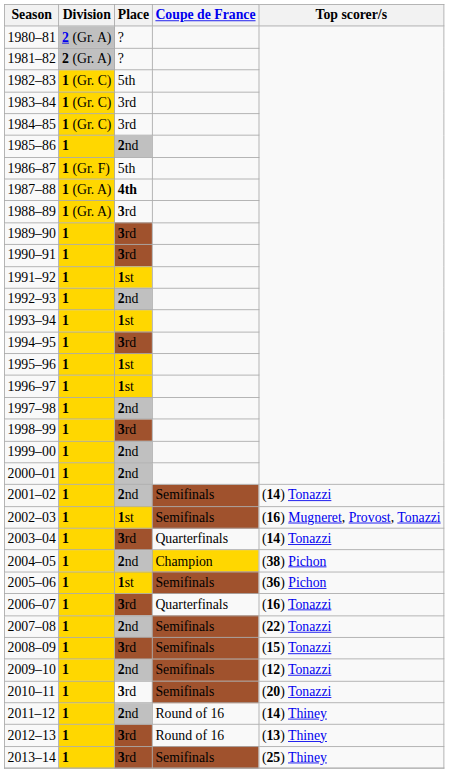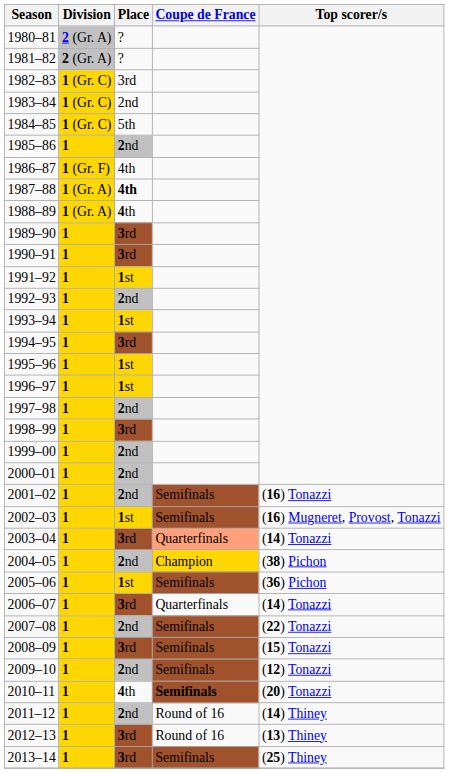(127, 80) 5th -> (127, 80) 3rd
(127, 102) 3rd -> (128, 102) 2nd
(127, 124) 3rd -> (127, 124) 5th
(127, 168) 5th -> (127, 168) 4th
(127, 211) 3rd -> (127, 211) 4th
(297, 495) (14) Tonazzi -> (297, 495) (16) Tonazzi
(192, 539) no background -> (192, 539) lightsalmon background
(297, 604) (16) Tonazzi -> (297, 604) (14) Tonazzi
(127, 691) 3rd -> (127, 691) 4th
(185, 691) normal -> (186, 691) bold
